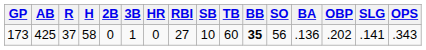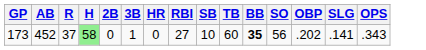- column: (307, 14)
(45, 34) 425 -> (45, 34) 452
(89, 34) no background -> (89, 34) lightgreen background
